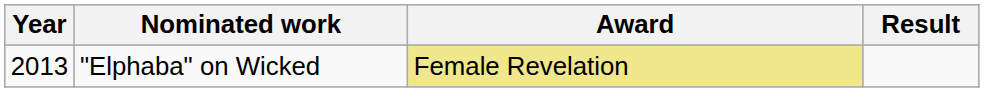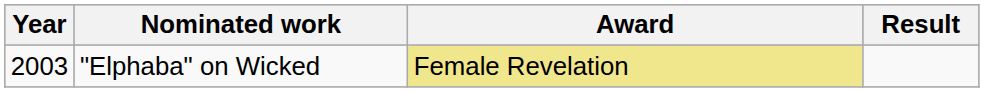(39, 65) 2013 -> (39, 65) 2003
